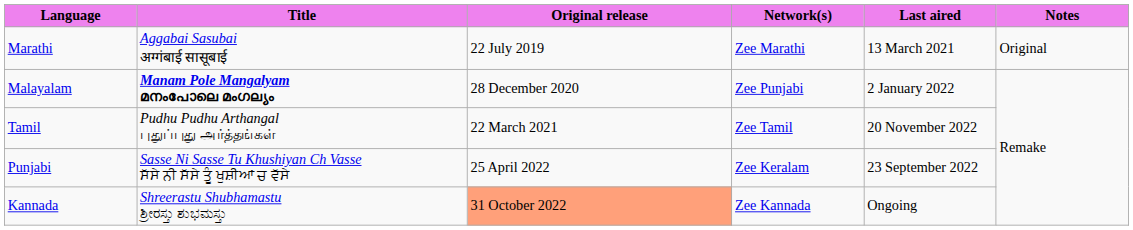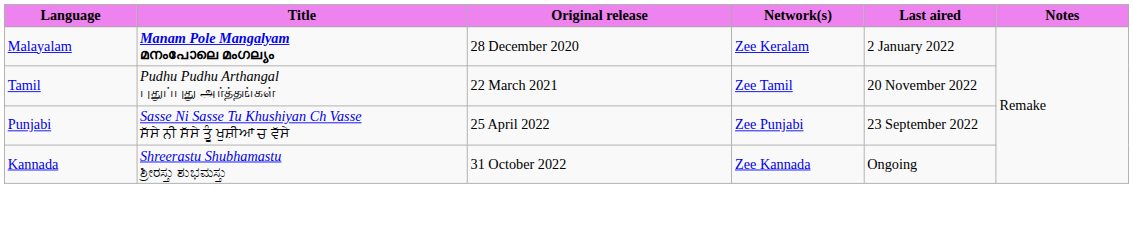- row: (30, 48)
(769, 88) Zee Punjabi -> (772, 46) Zee Keralam
(772, 167) Zee Keralam -> (769, 125) Zee Punjabi
(518, 206) lightsalmon background -> (518, 163) no background
